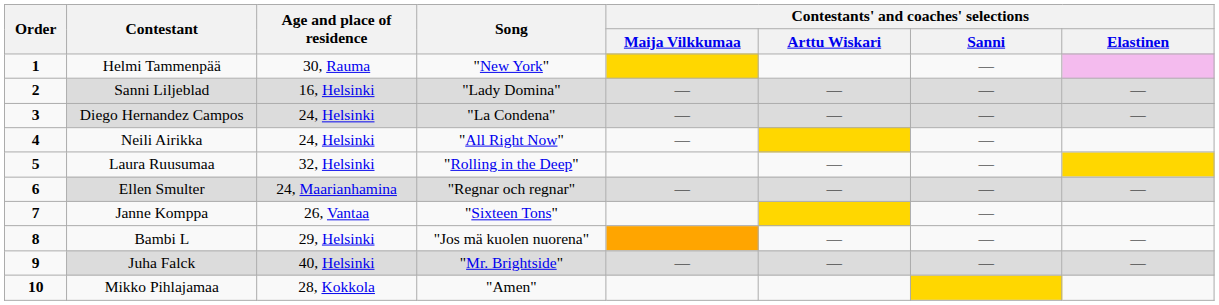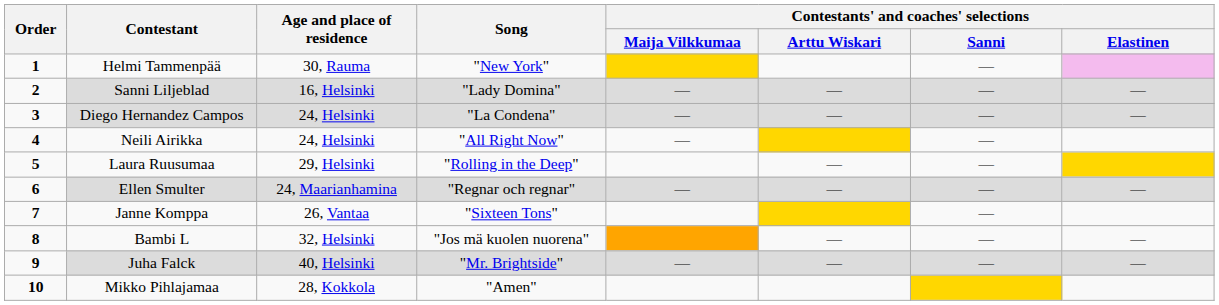(337, 164) 32, Helsinki -> (337, 164) 29, Helsinki
(337, 238) 29, Helsinki -> (337, 238) 32, Helsinki
